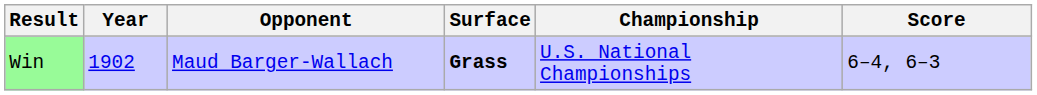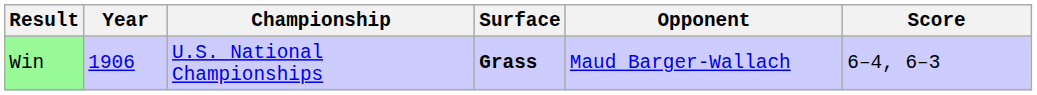columns swapped: (689, 21) <-> (306, 21)
(112, 63) 1902 -> (112, 63) 1906
